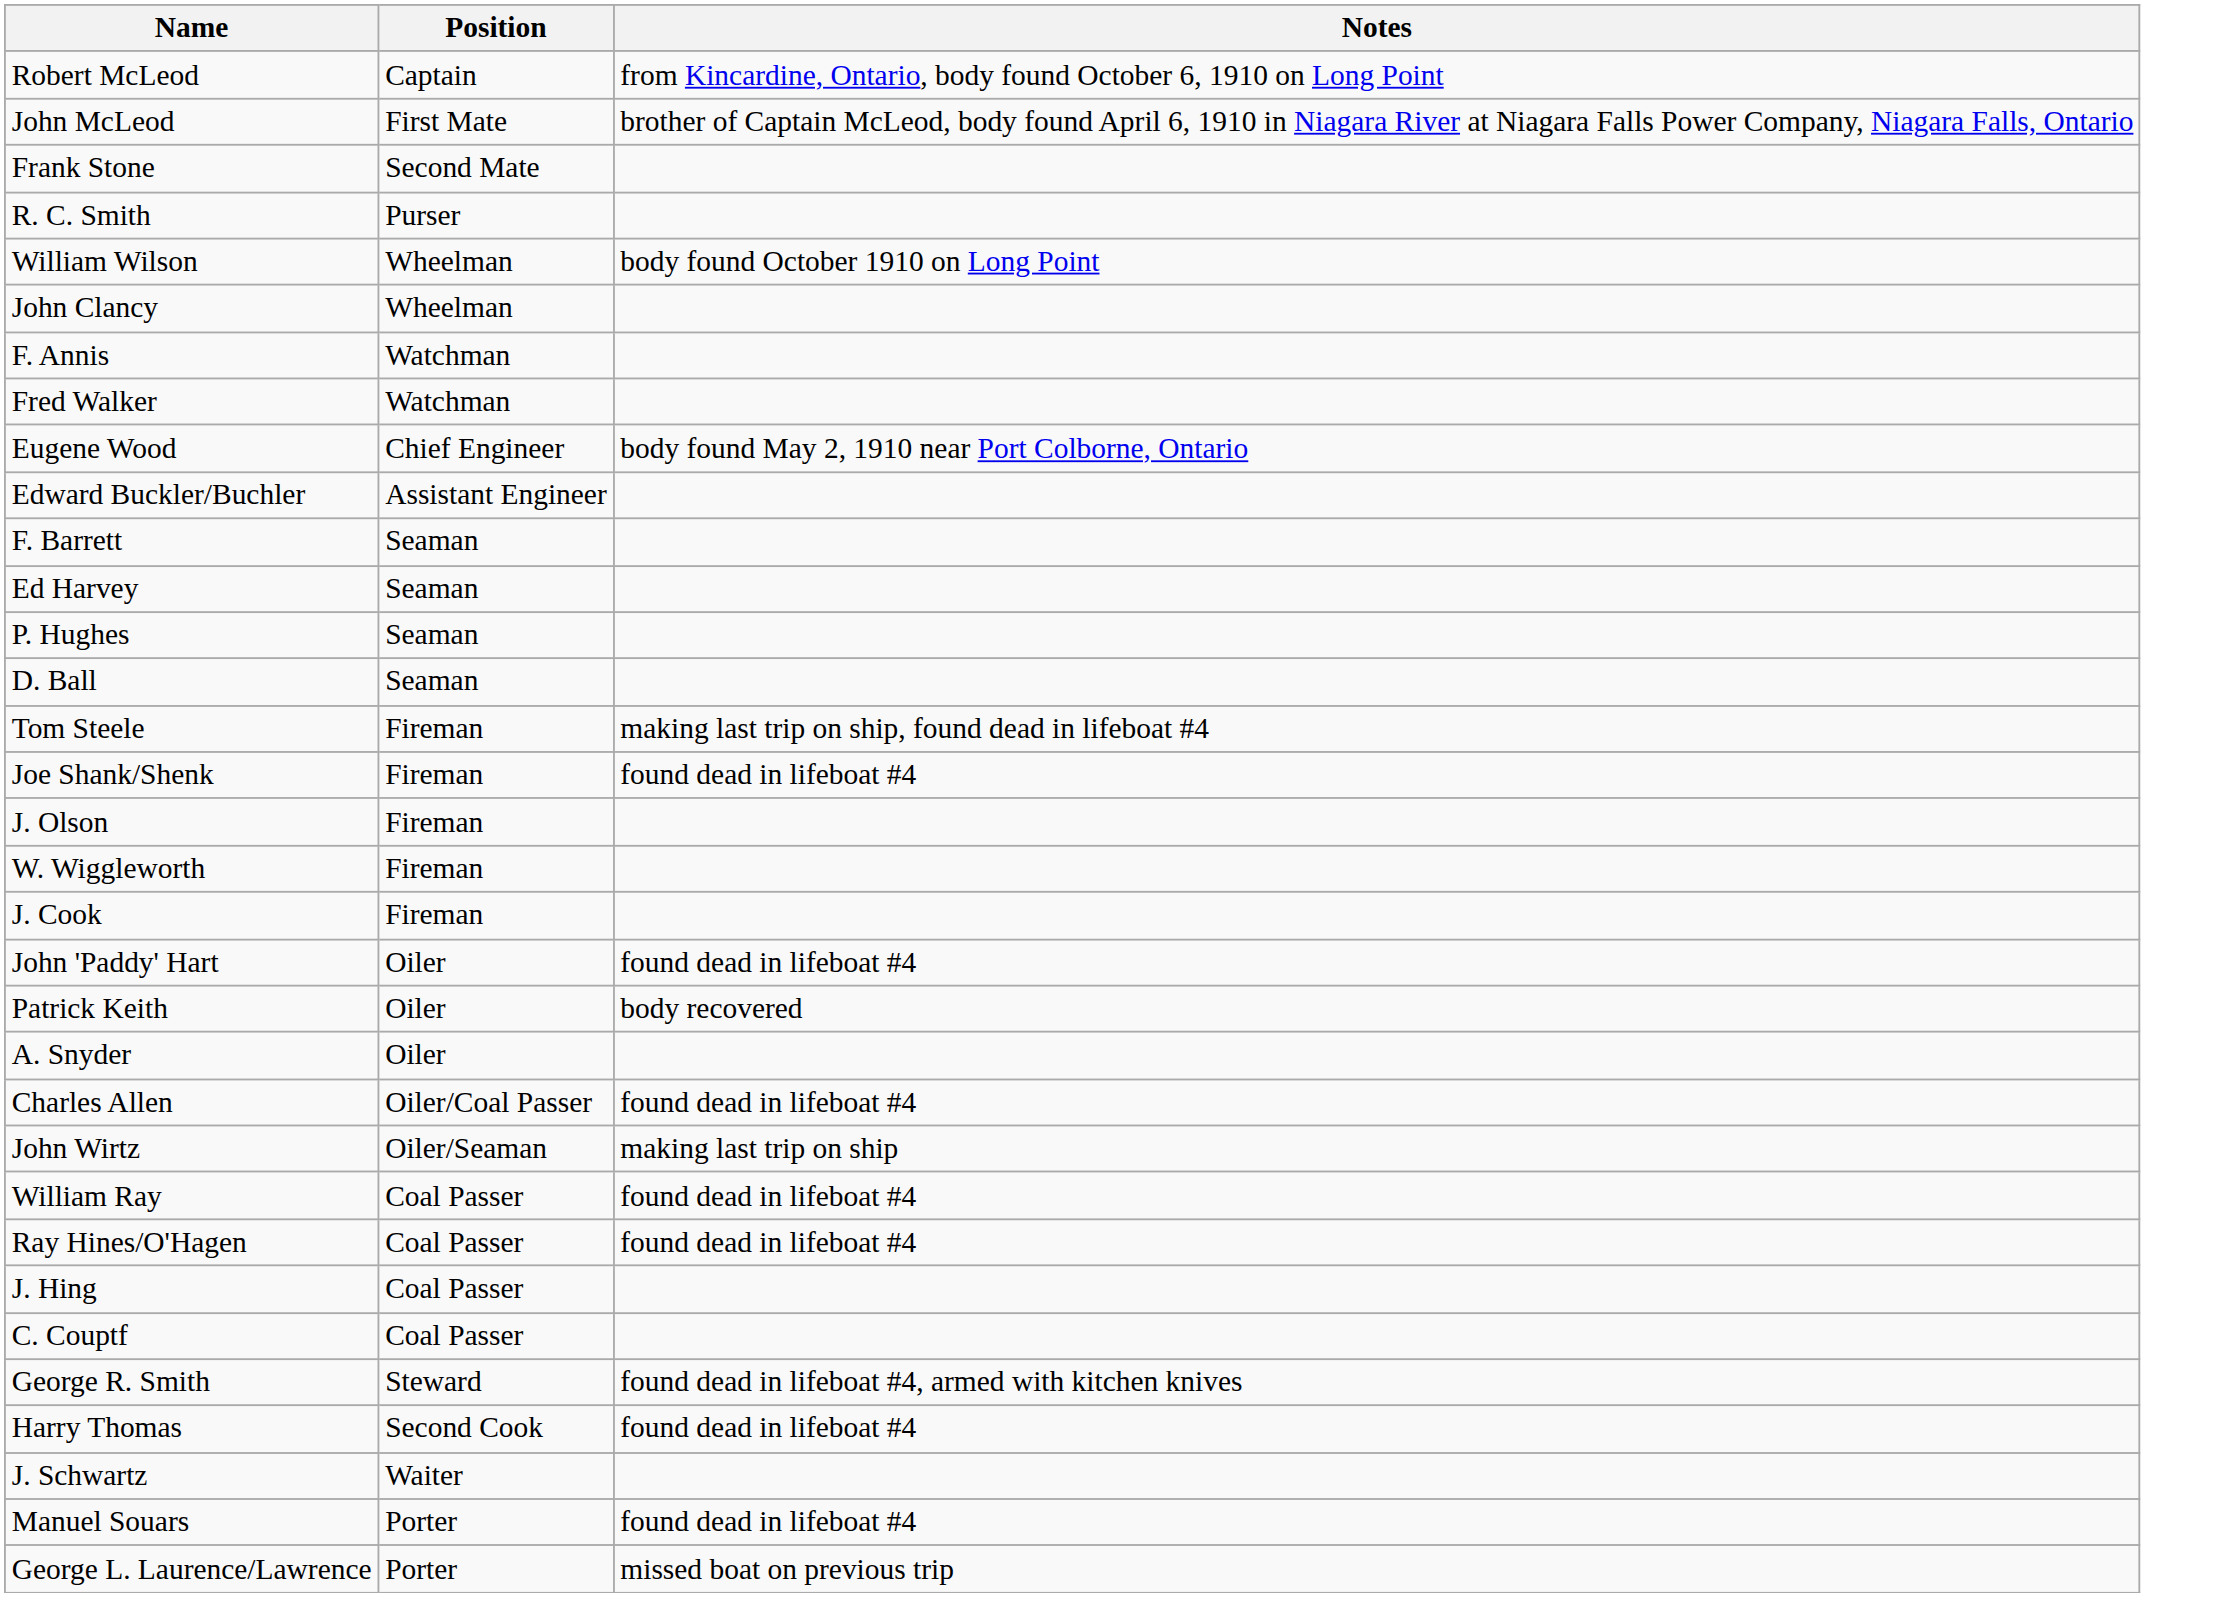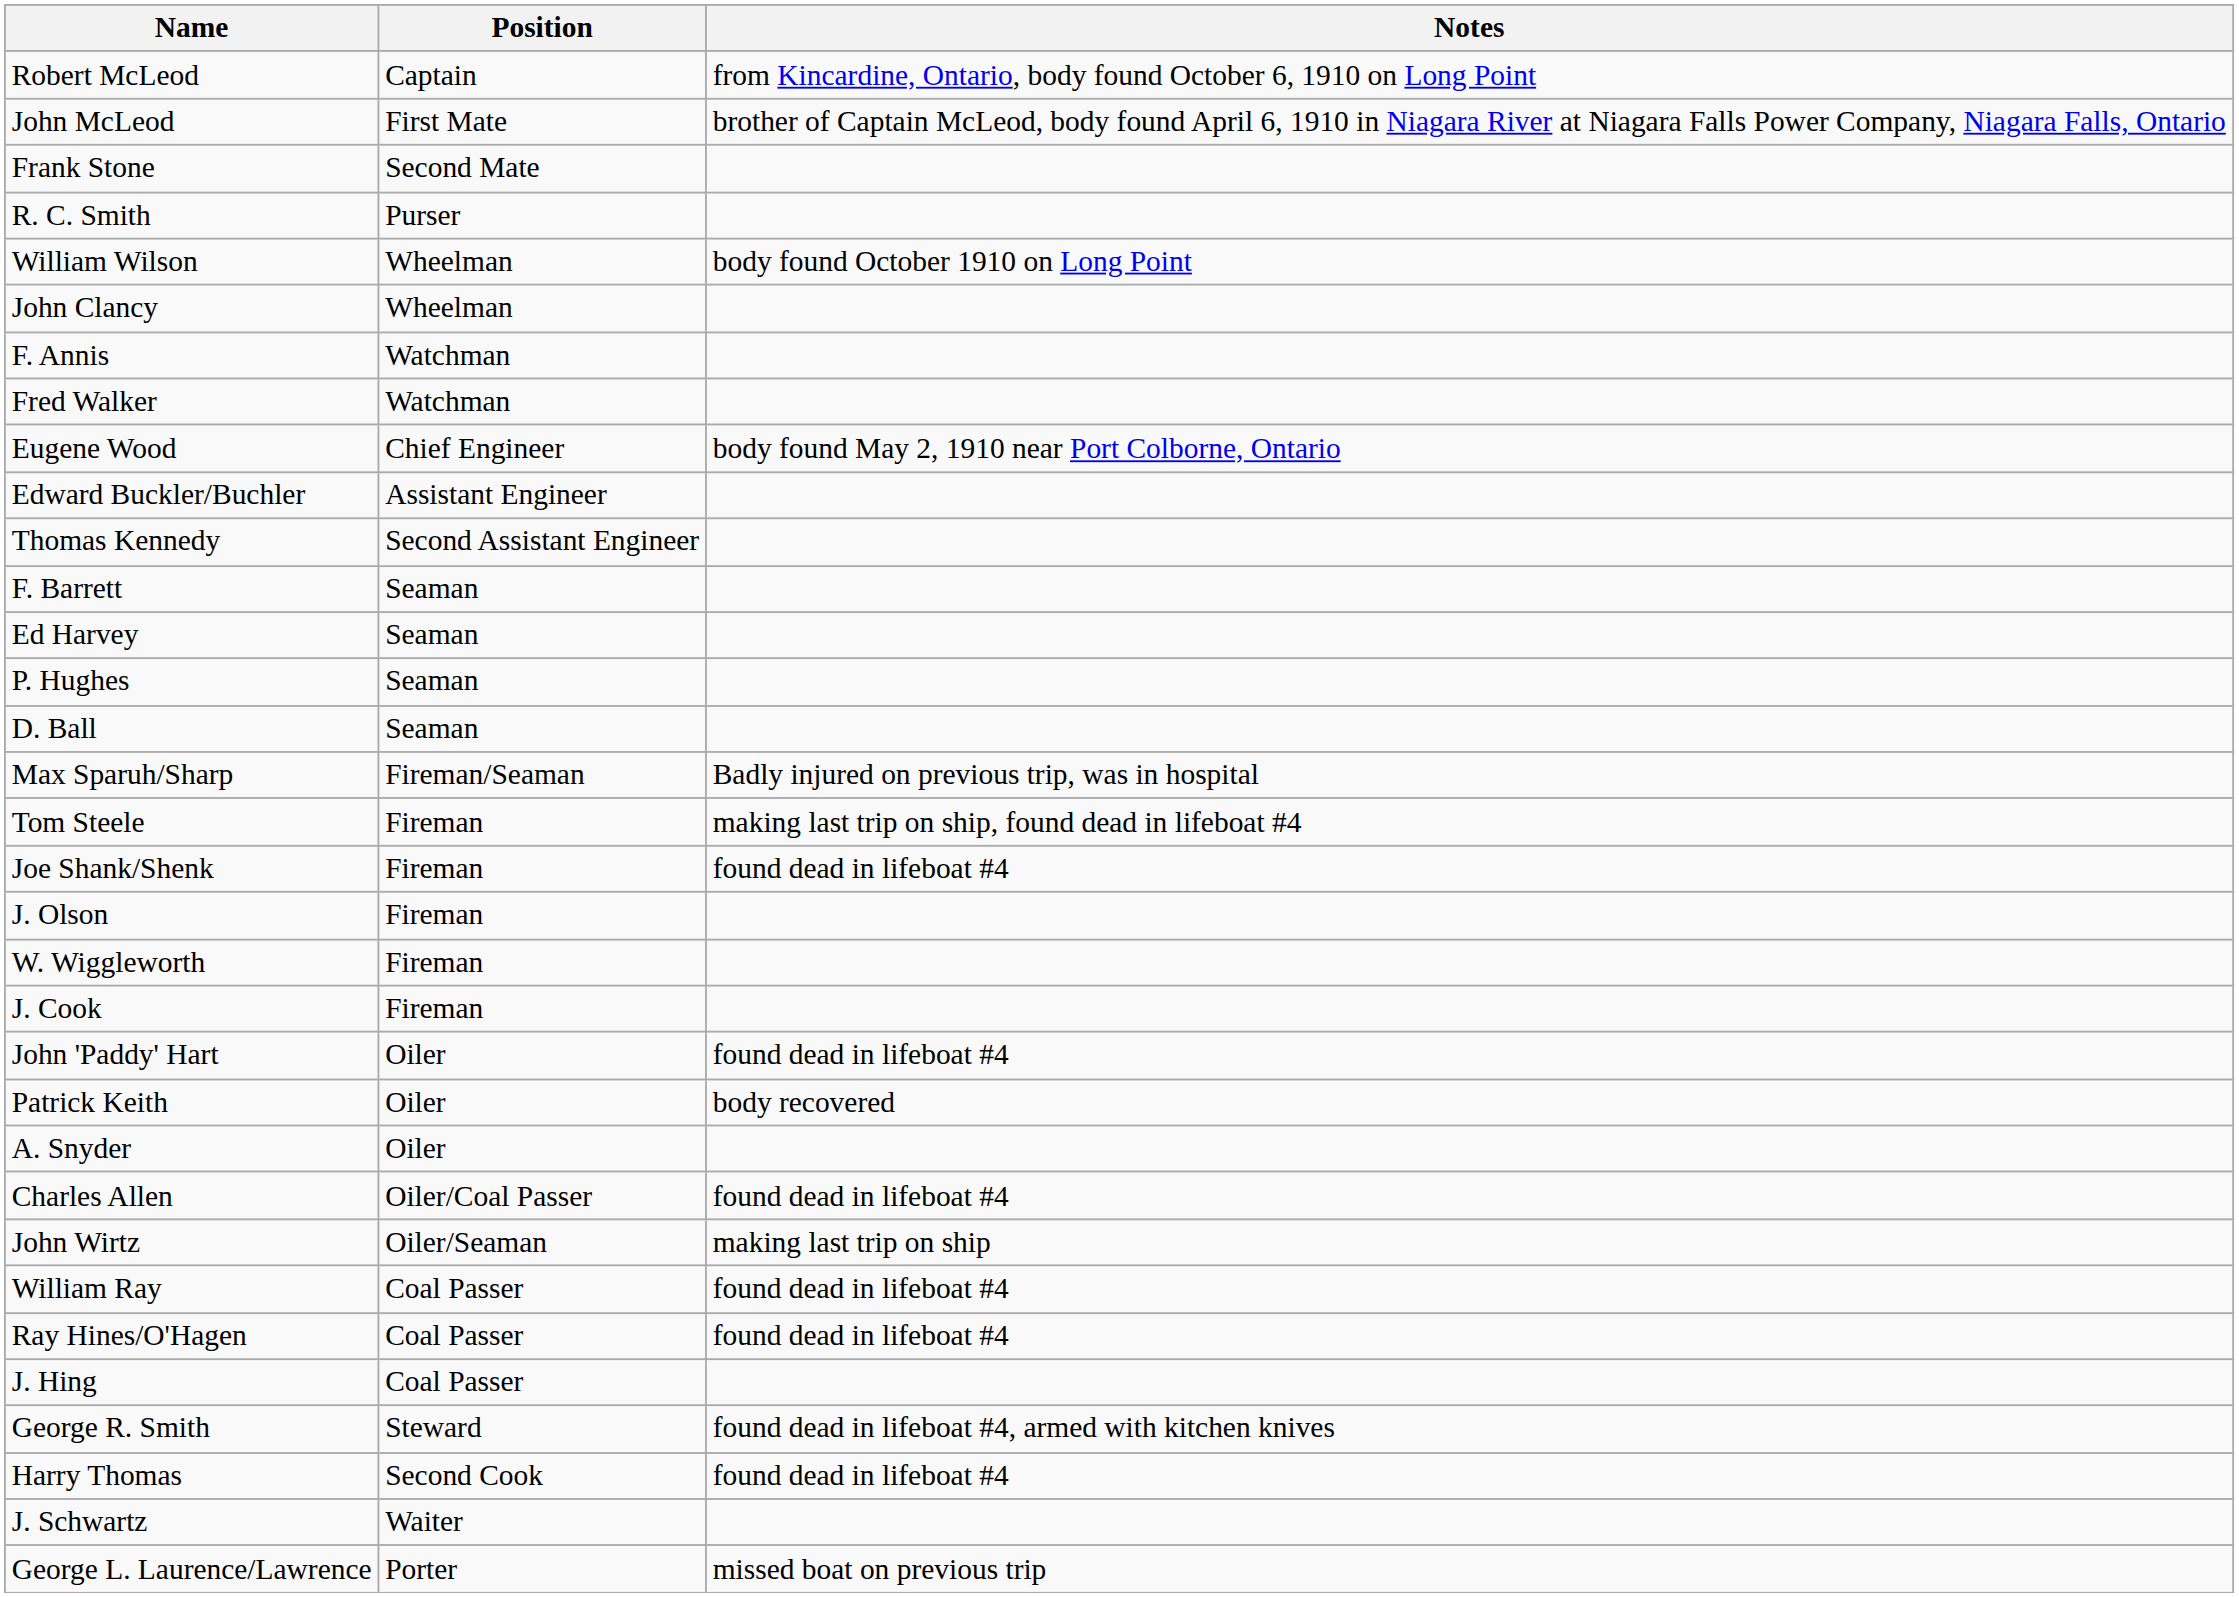+ row: (116, 541)
+ row: (123, 774)
- row: (70, 1335)
- row: (100, 1521)
